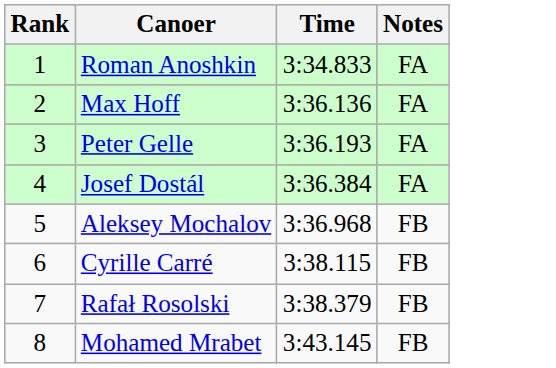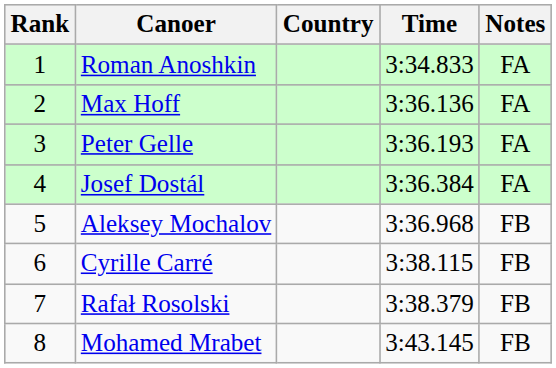+ column: (328, 24)
